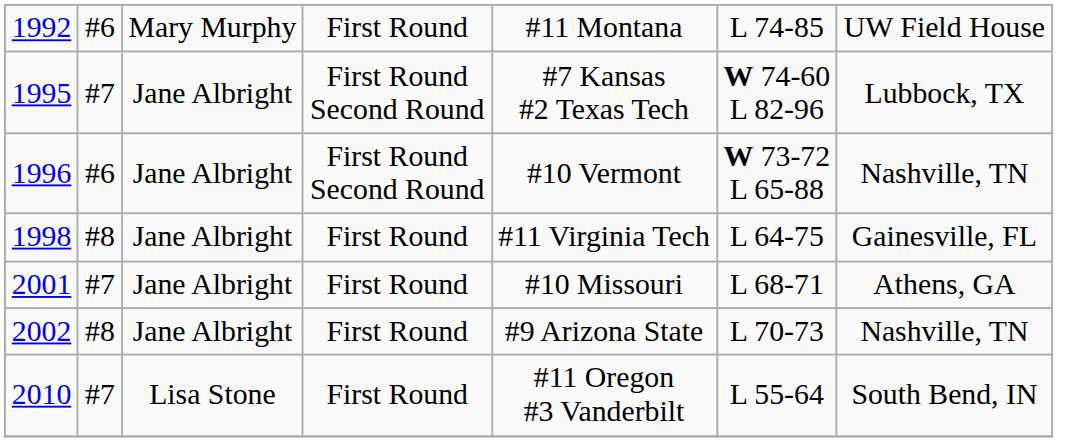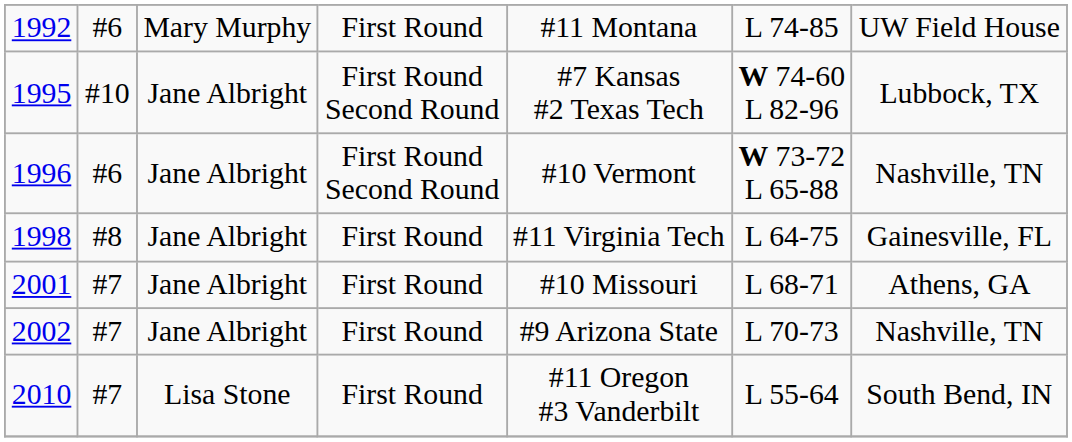(100, 92) #7 -> (107, 92) #10
(100, 331) #8 -> (107, 331) #7
